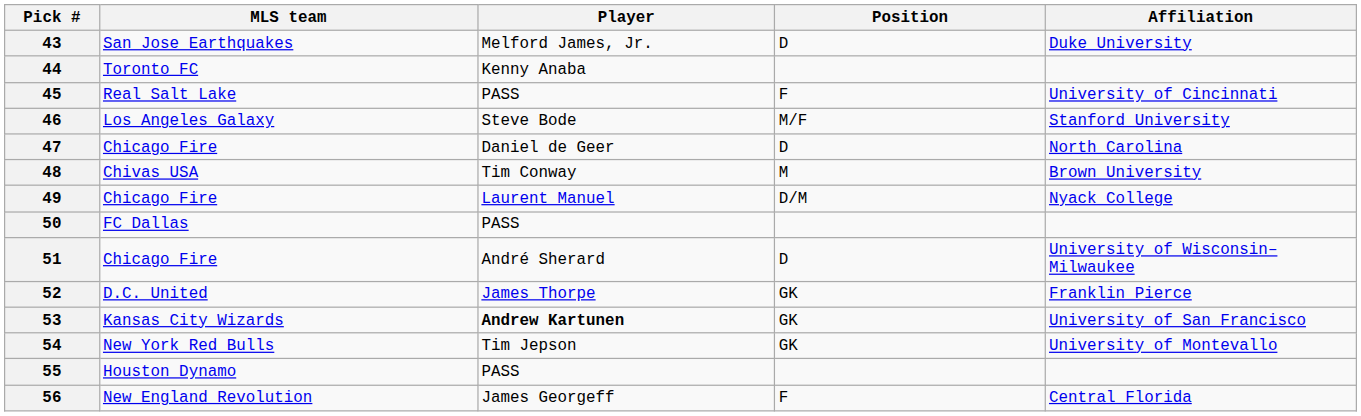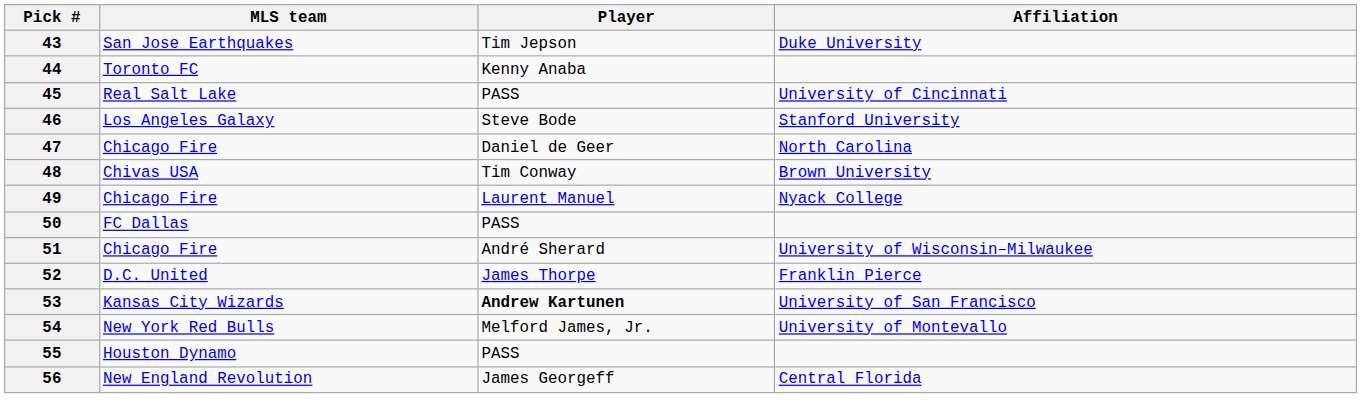- column: (910, 18)
(567, 43) Melford James, Jr. -> (529, 43) Tim Jepson
(529, 346) Tim Jepson -> (567, 328) Melford James, Jr.
